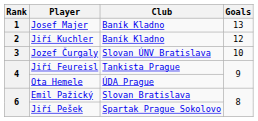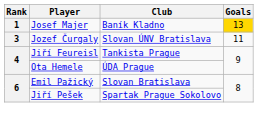(238, 25) no background -> (238, 25) gold background
- row: (62, 39)
(238, 53) 10 -> (238, 39) 11
